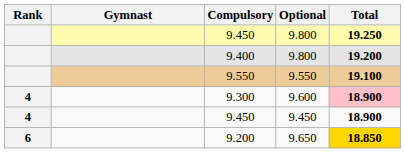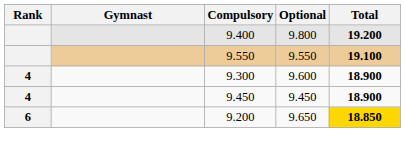- row: (240, 35)
(365, 97) pink background -> (365, 76) no background
